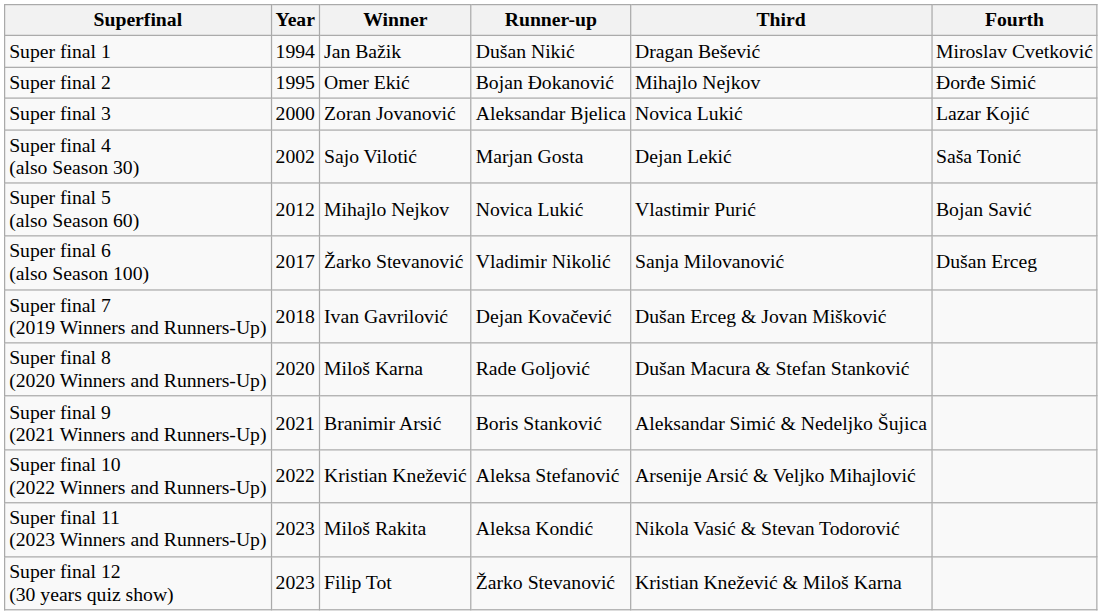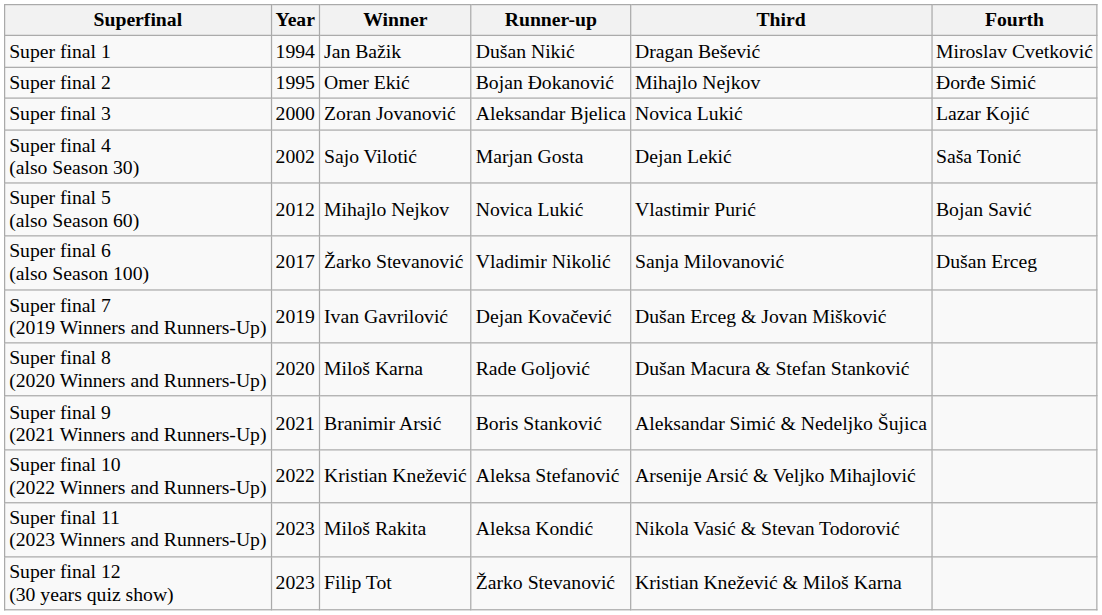(295, 316) 2018 -> (295, 316) 2019
